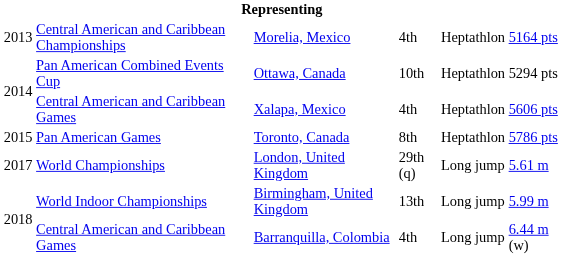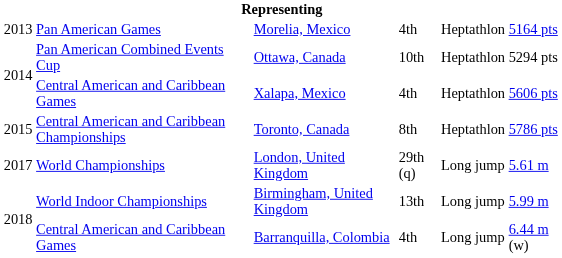(131, 37) Central American and Caribbean Championships -> (98, 29) Pan American Games
(98, 137) Pan American Games -> (131, 129) Central American and Caribbean Championships
